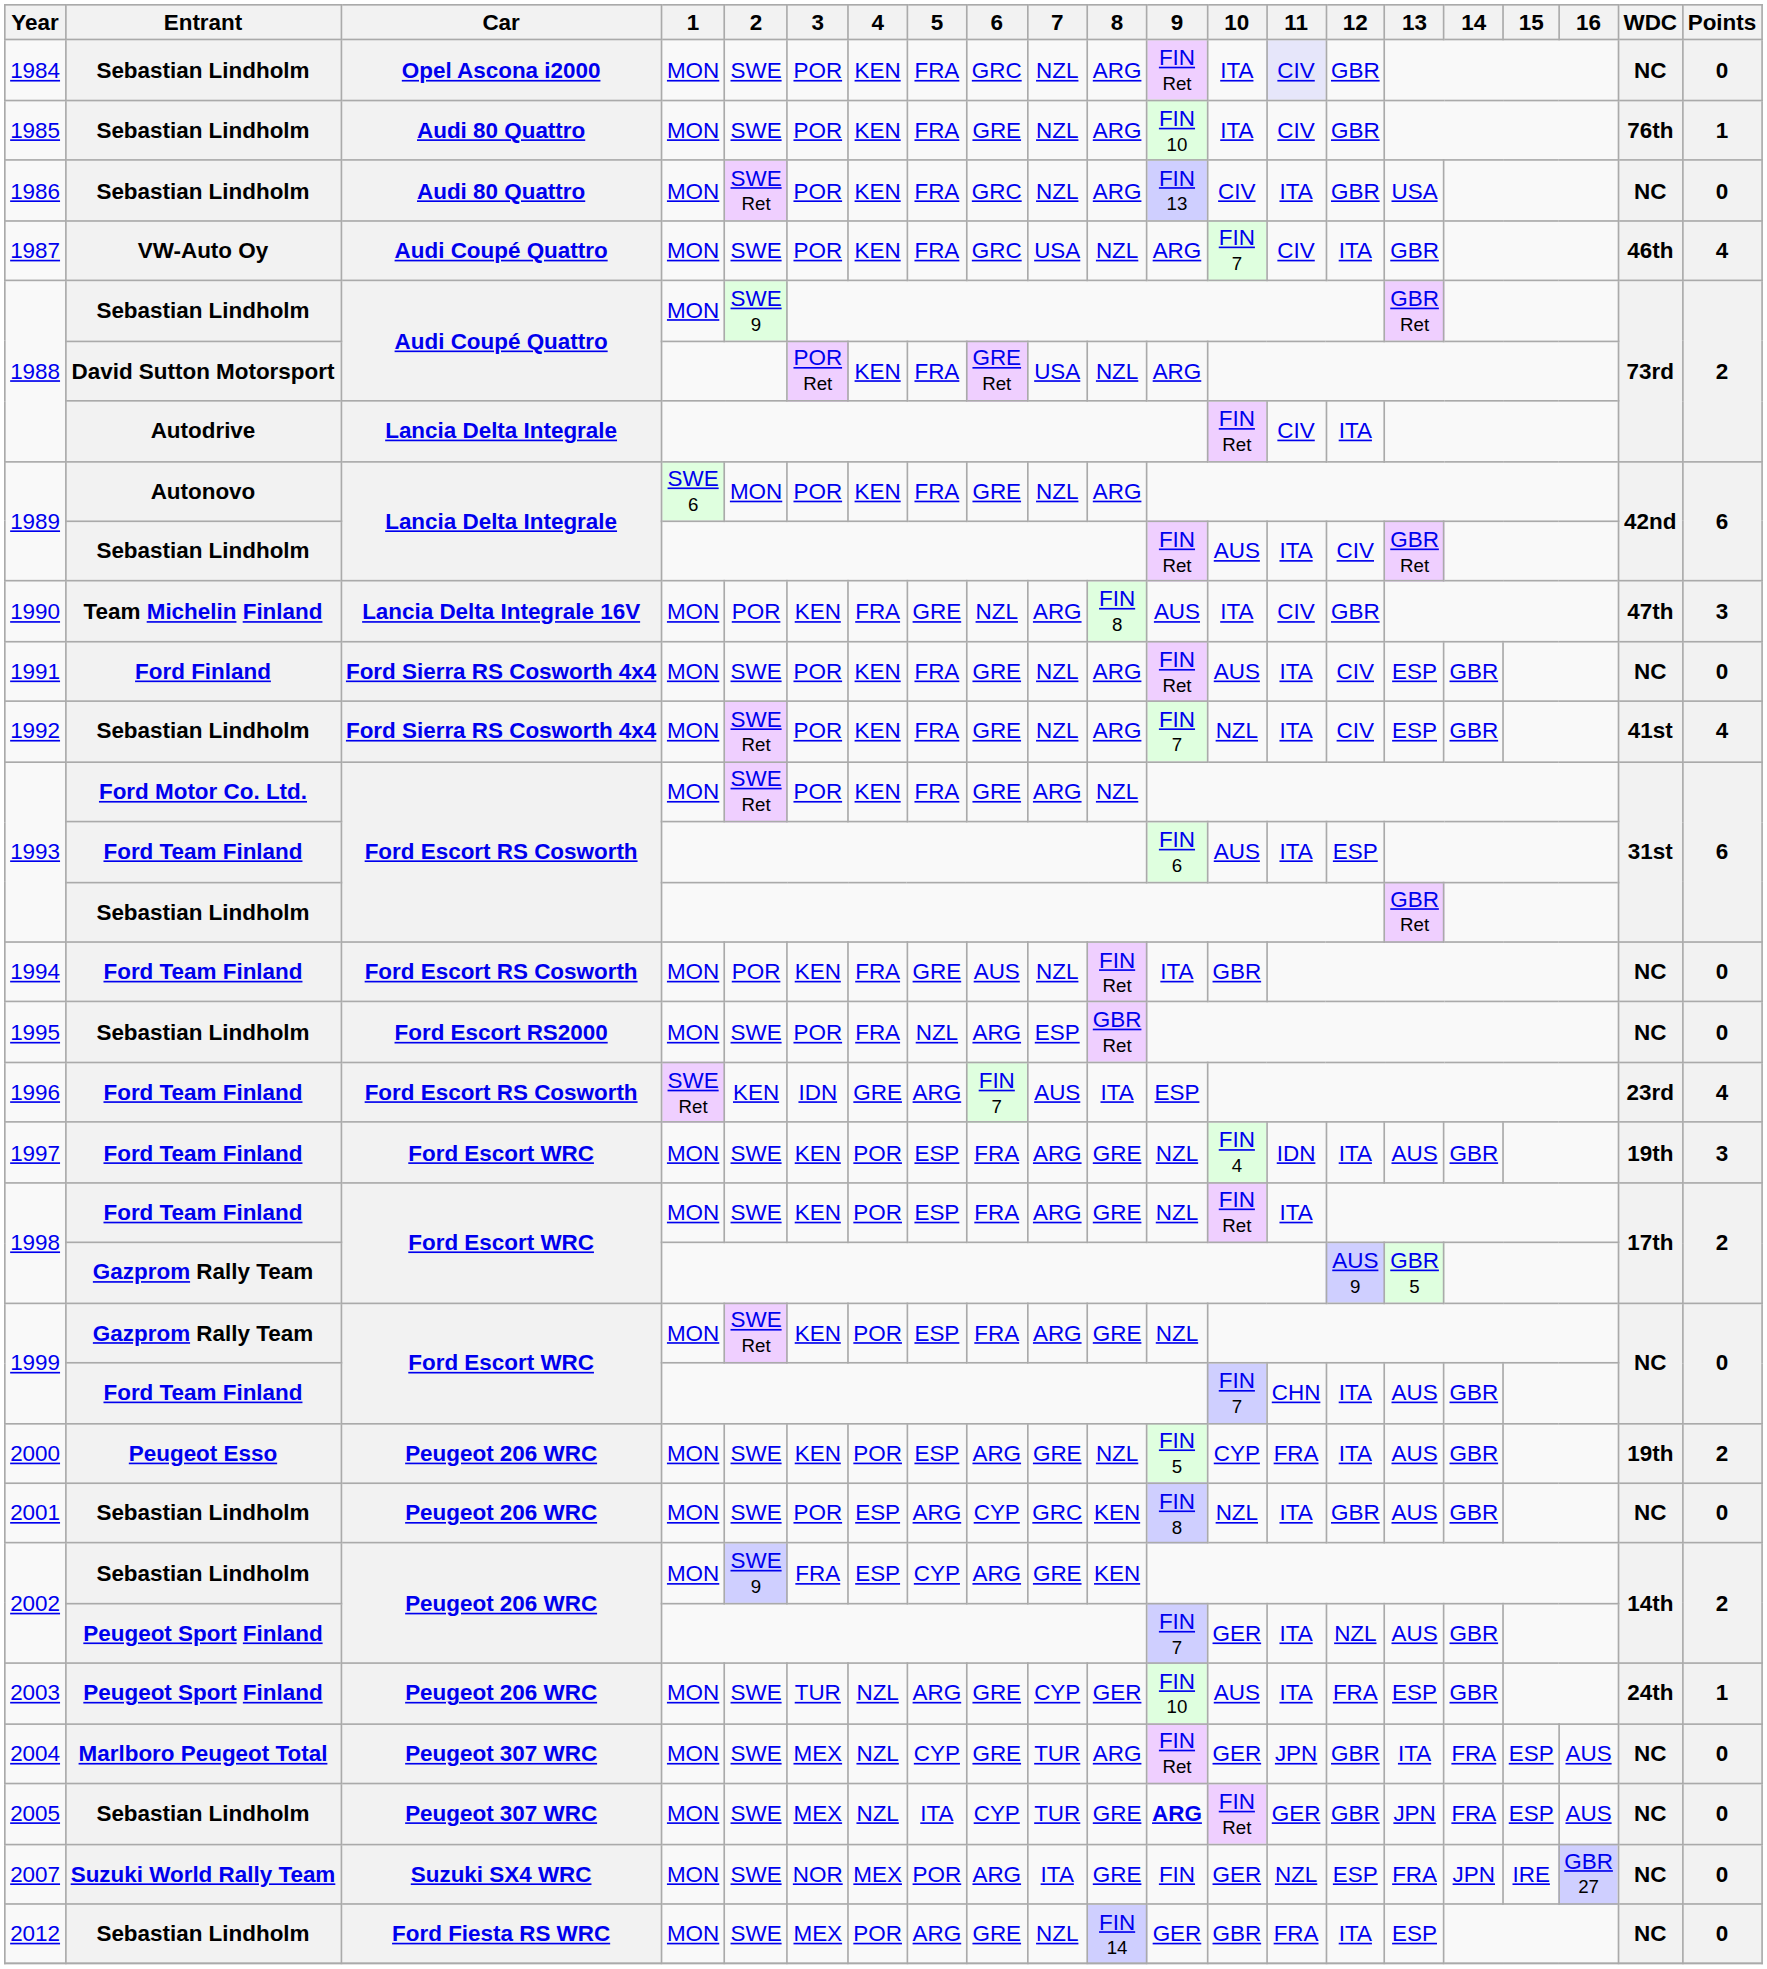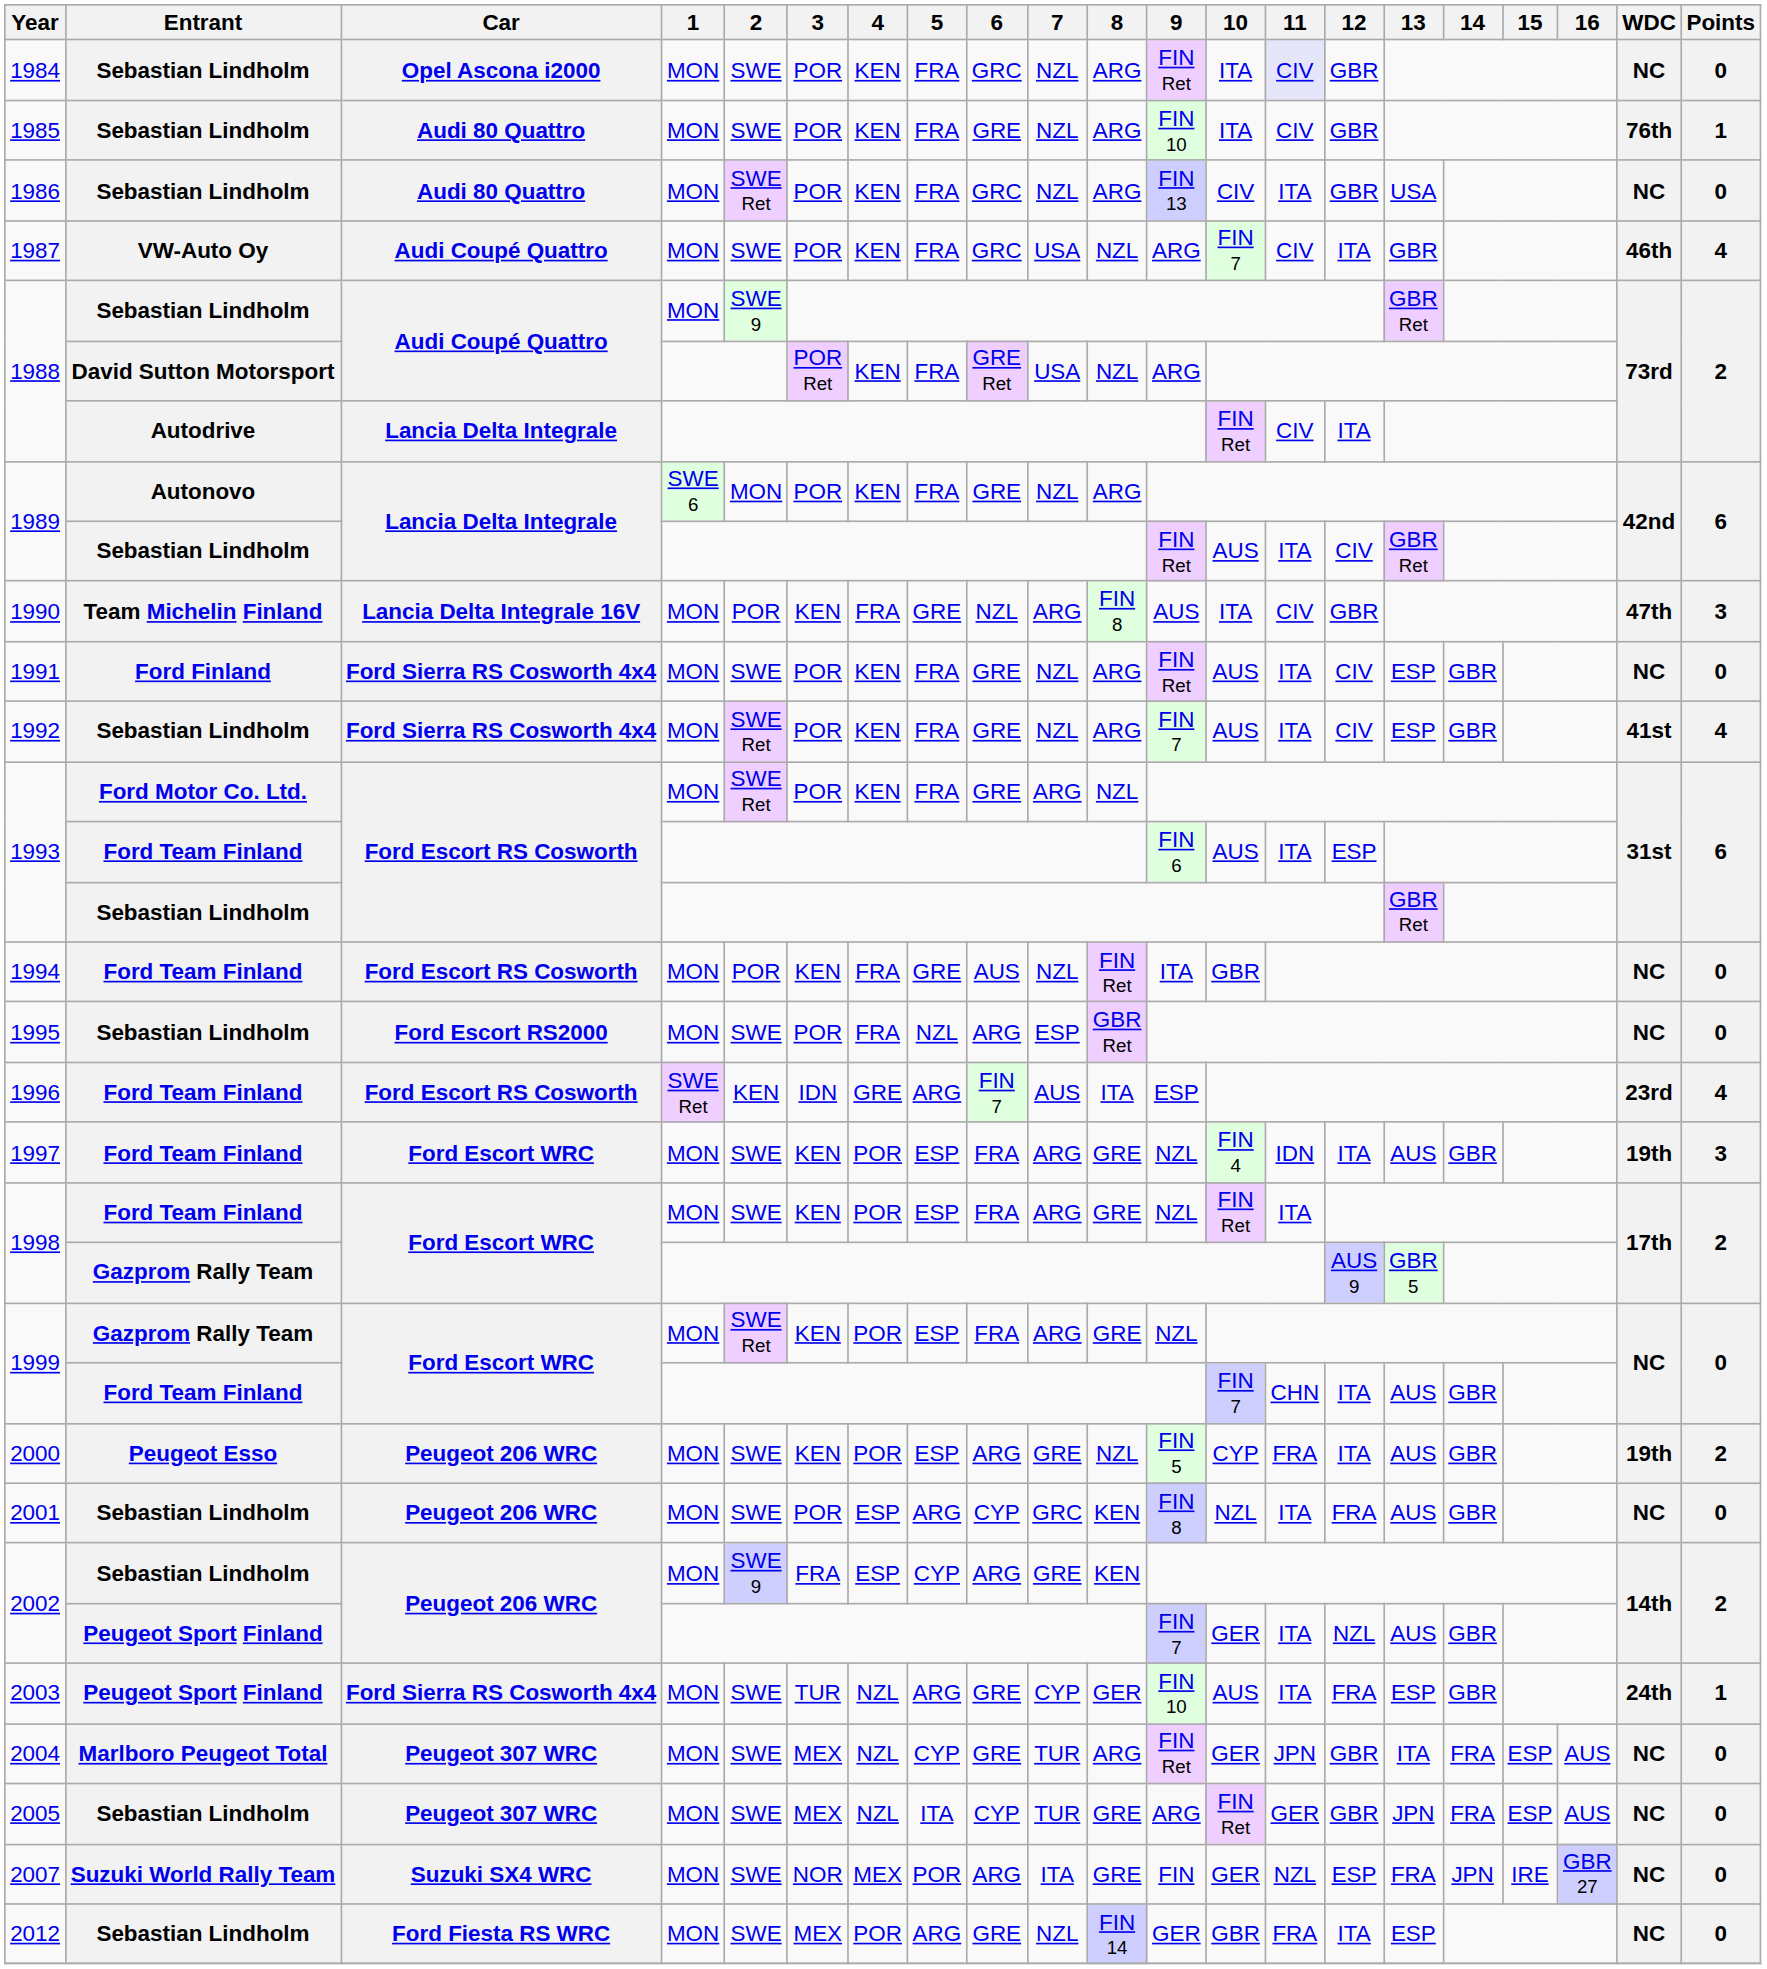(1237, 731) NZL -> (1236, 731) AUS
(1355, 1513) GBR -> (1354, 1513) FRA
(501, 1693) Peugeot 206 WRC -> (501, 1693) Ford Sierra RS Cosworth 4x4
(1177, 1813) bold -> (1176, 1813) normal
